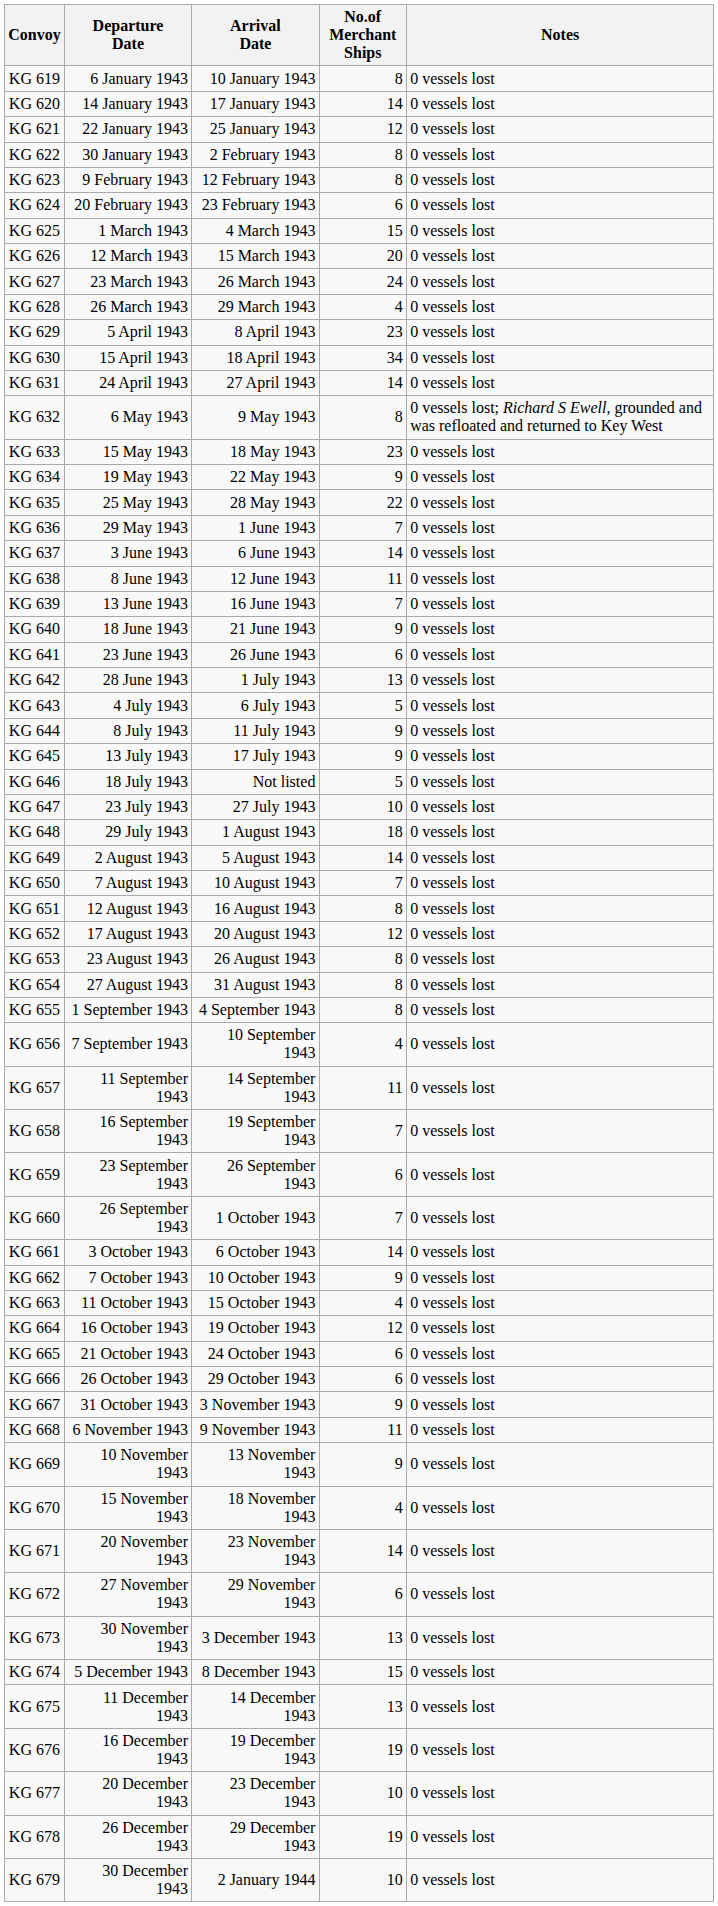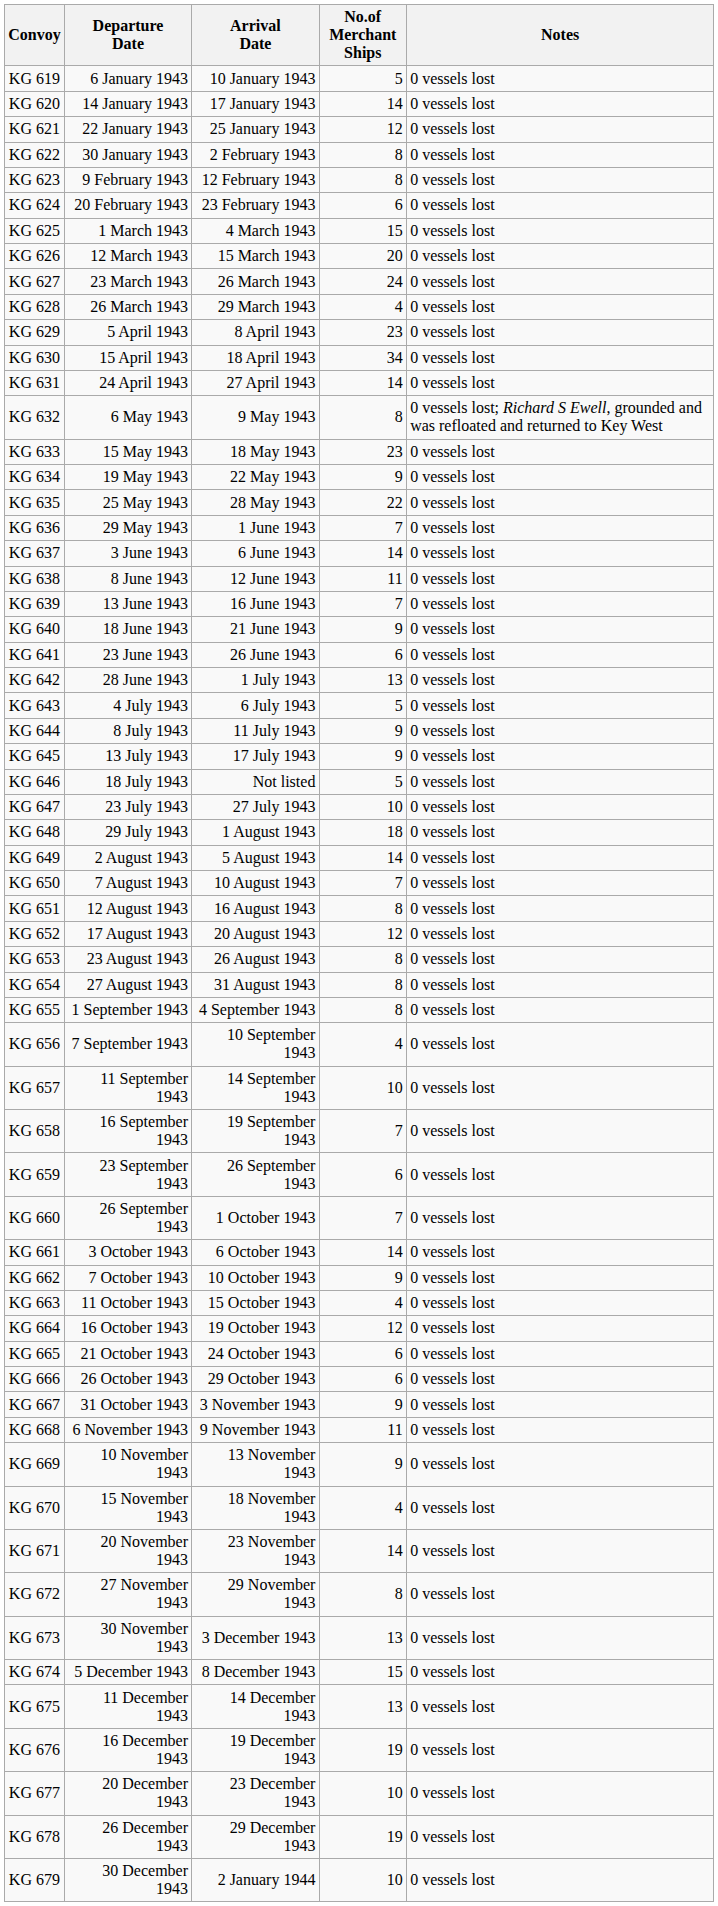(399, 78) 8 -> (399, 78) 5
(395, 1087) 11 -> (395, 1087) 10
(399, 1594) 6 -> (399, 1594) 8
